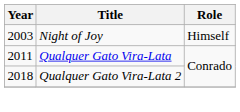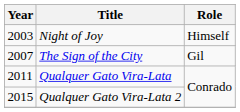+ row: (91, 55)
(20, 76) 2018 -> (20, 96) 2015
